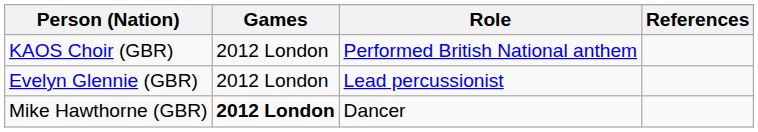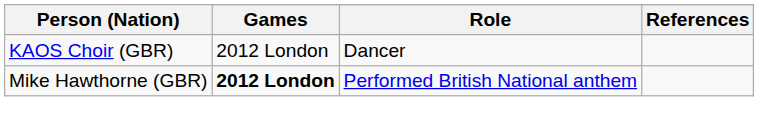(490, 50) Performed British National anthem -> (375, 50) Dancer
- row: (103, 80)
(375, 111) Dancer -> (490, 80) Performed British National anthem
